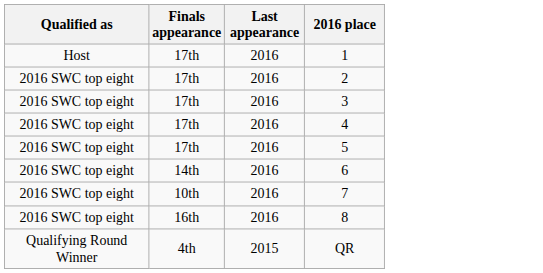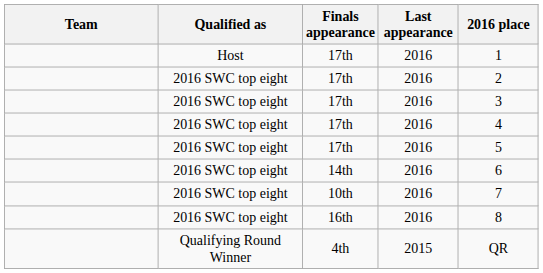+ column: (81, 24)
